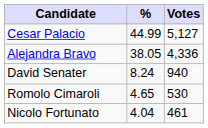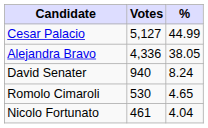columns swapped: (184, 14) <-> (146, 14)
